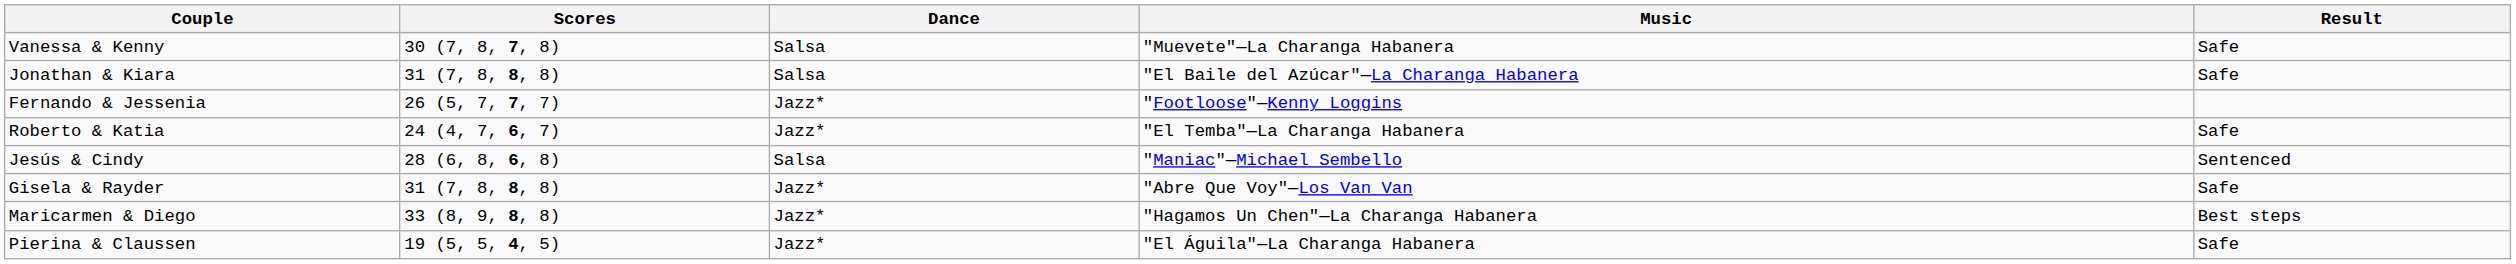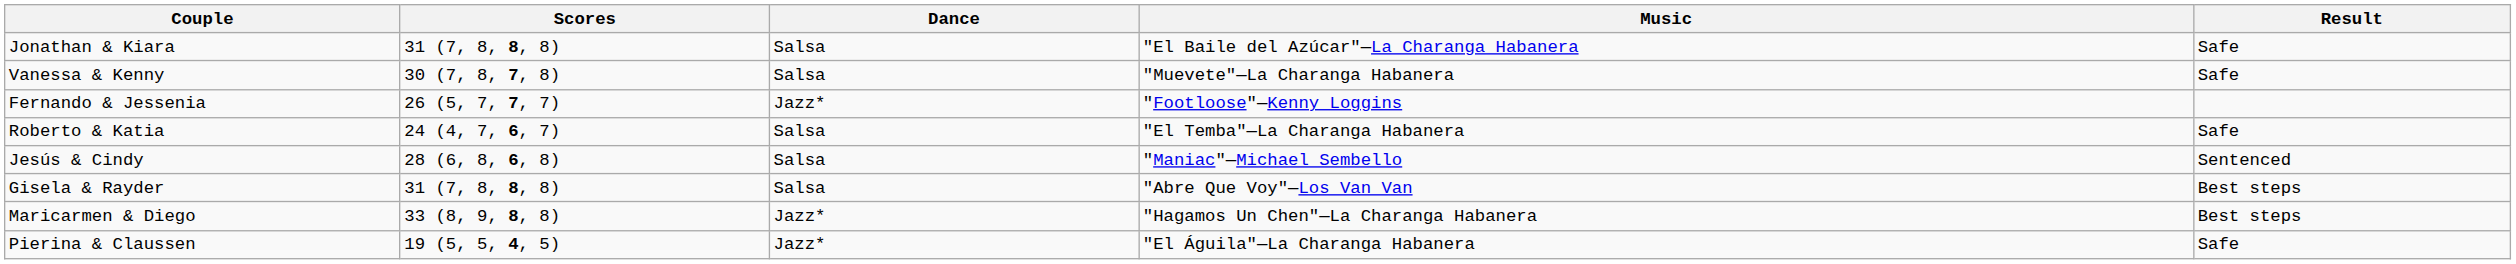rows swapped: (92, 75) <-> (87, 47)
(800, 131) Jazz* -> (800, 131) Salsa
(800, 188) Jazz* -> (800, 188) Salsa
(2218, 188) Safe -> (2250, 188) Best steps
